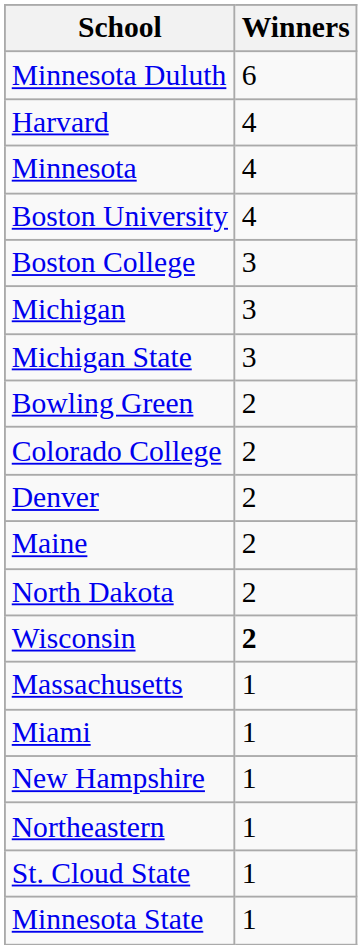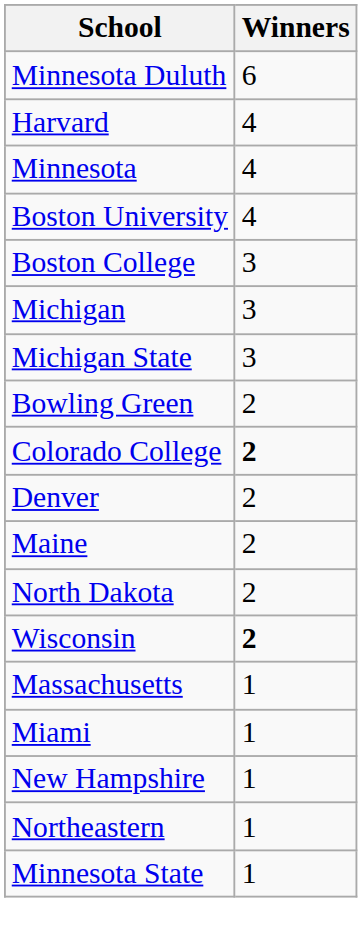(249, 450) normal -> (249, 450) bold
- row: (101, 872)
